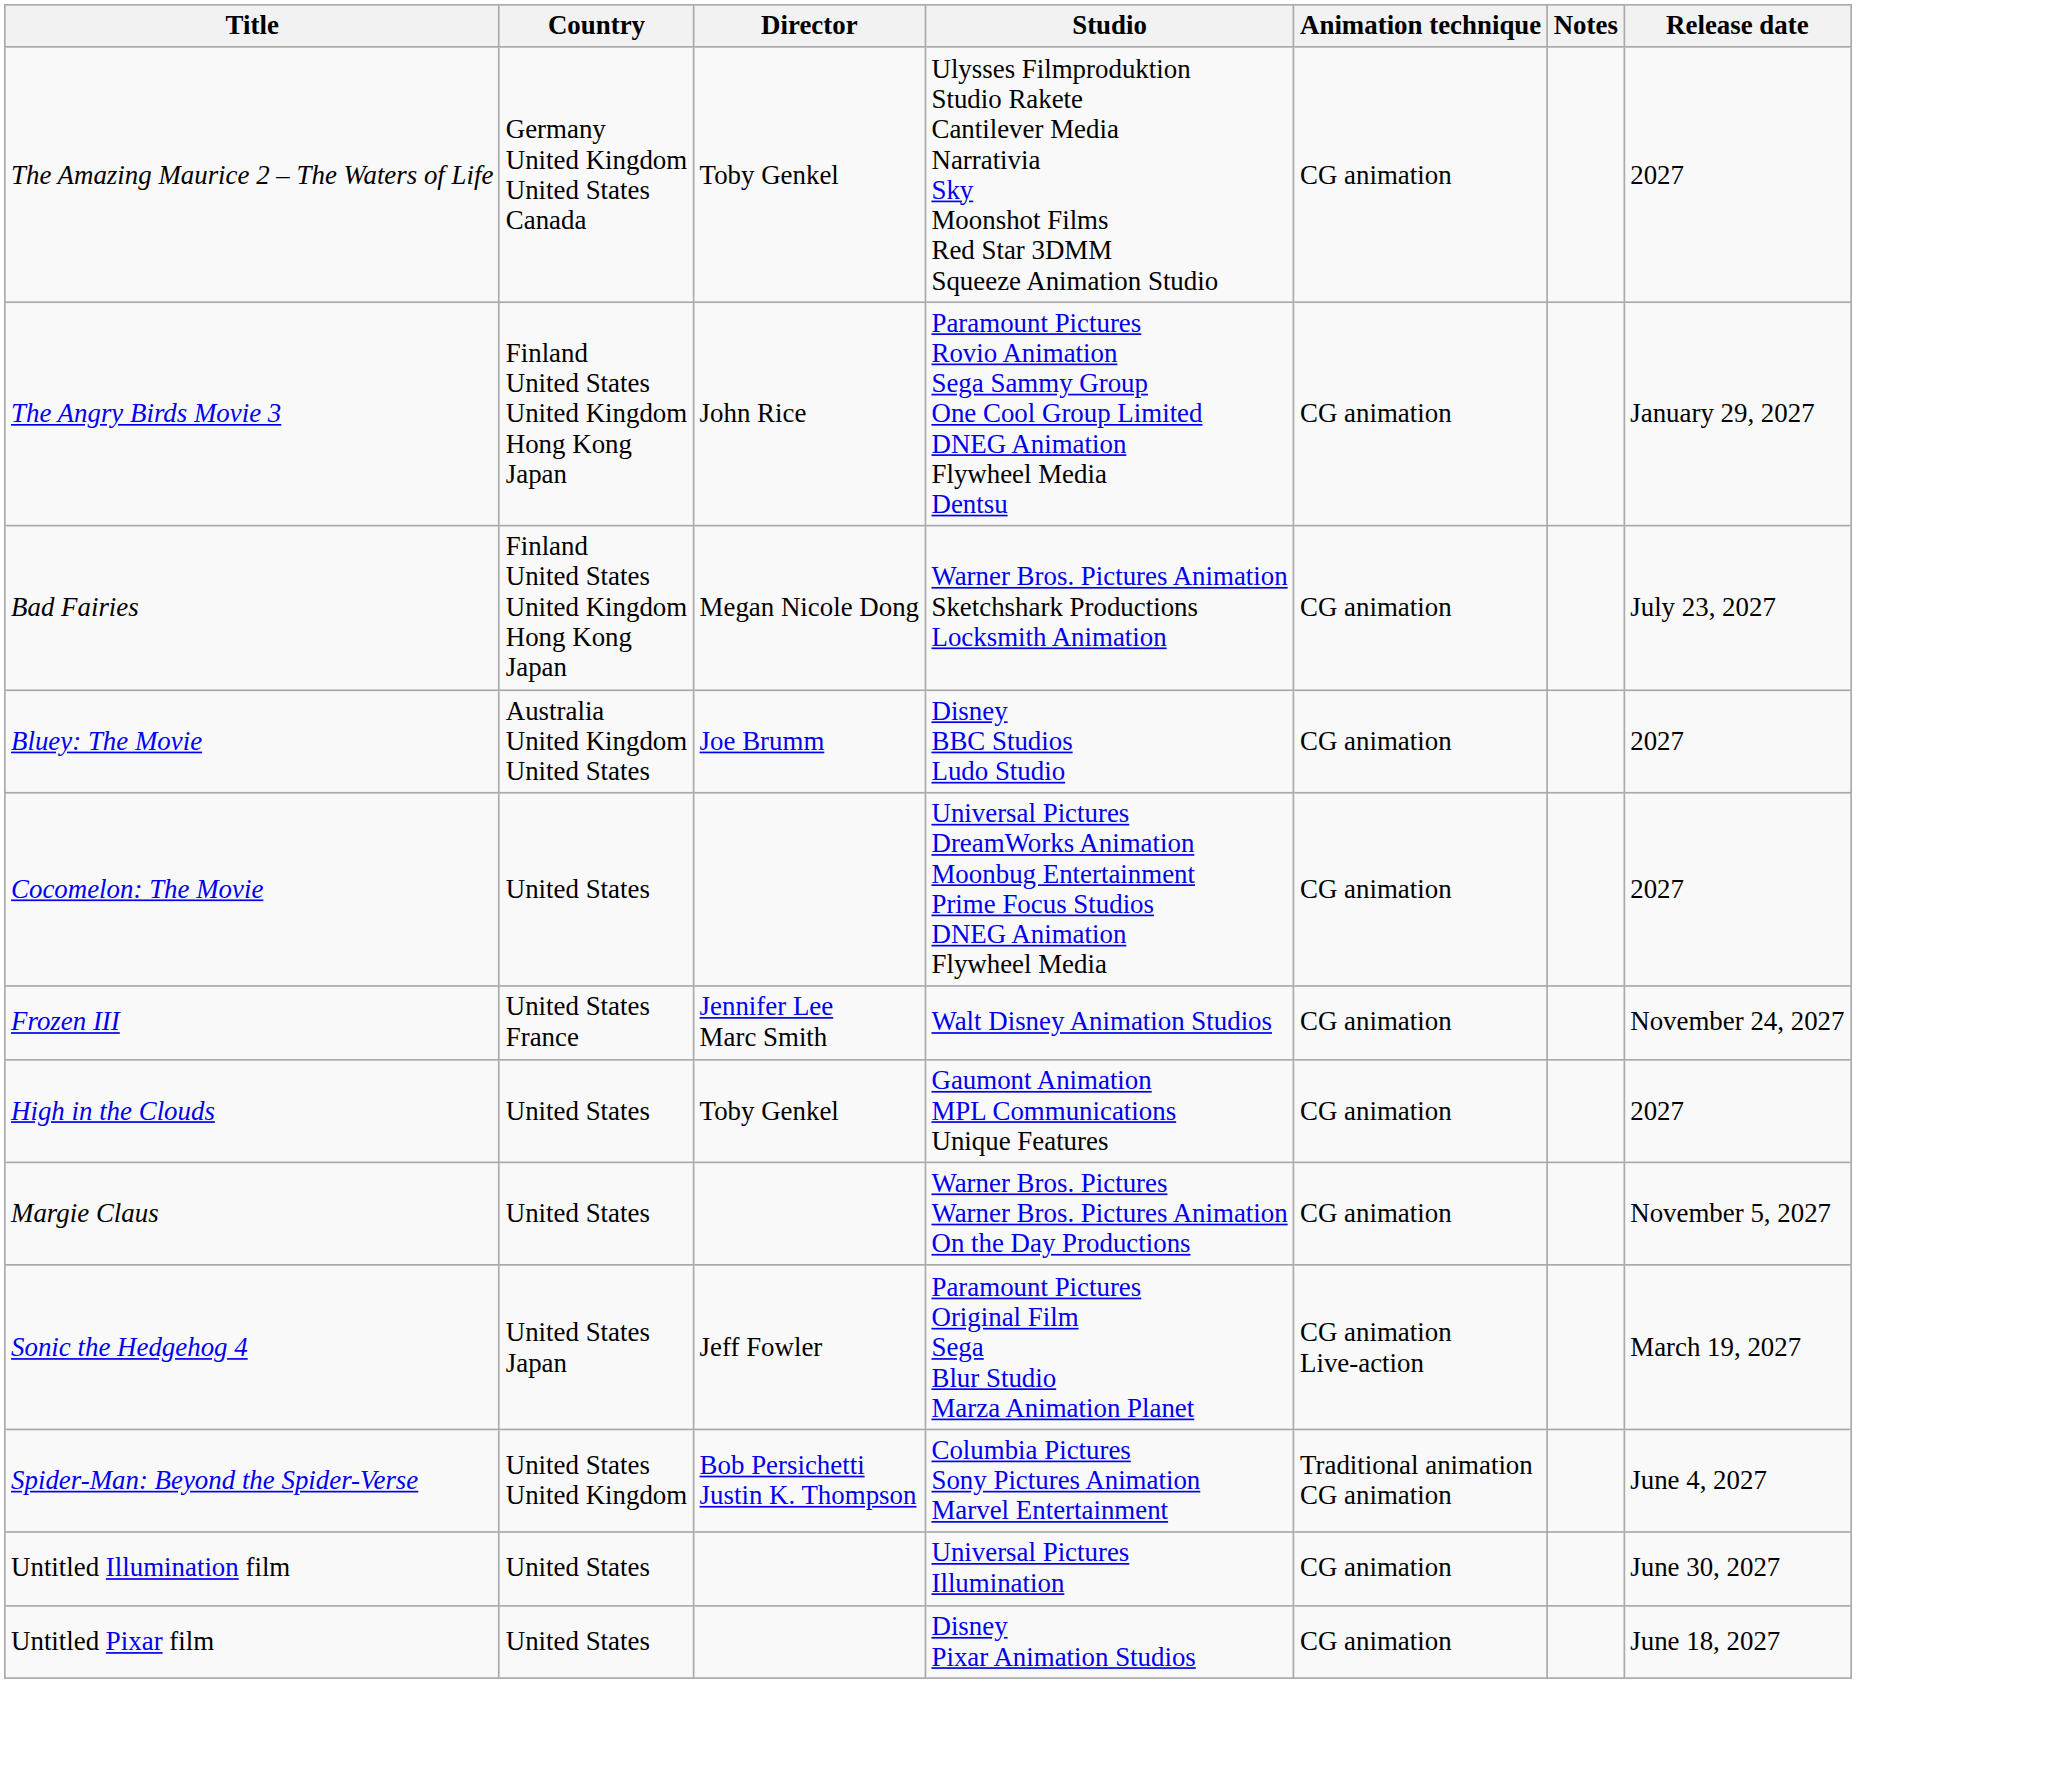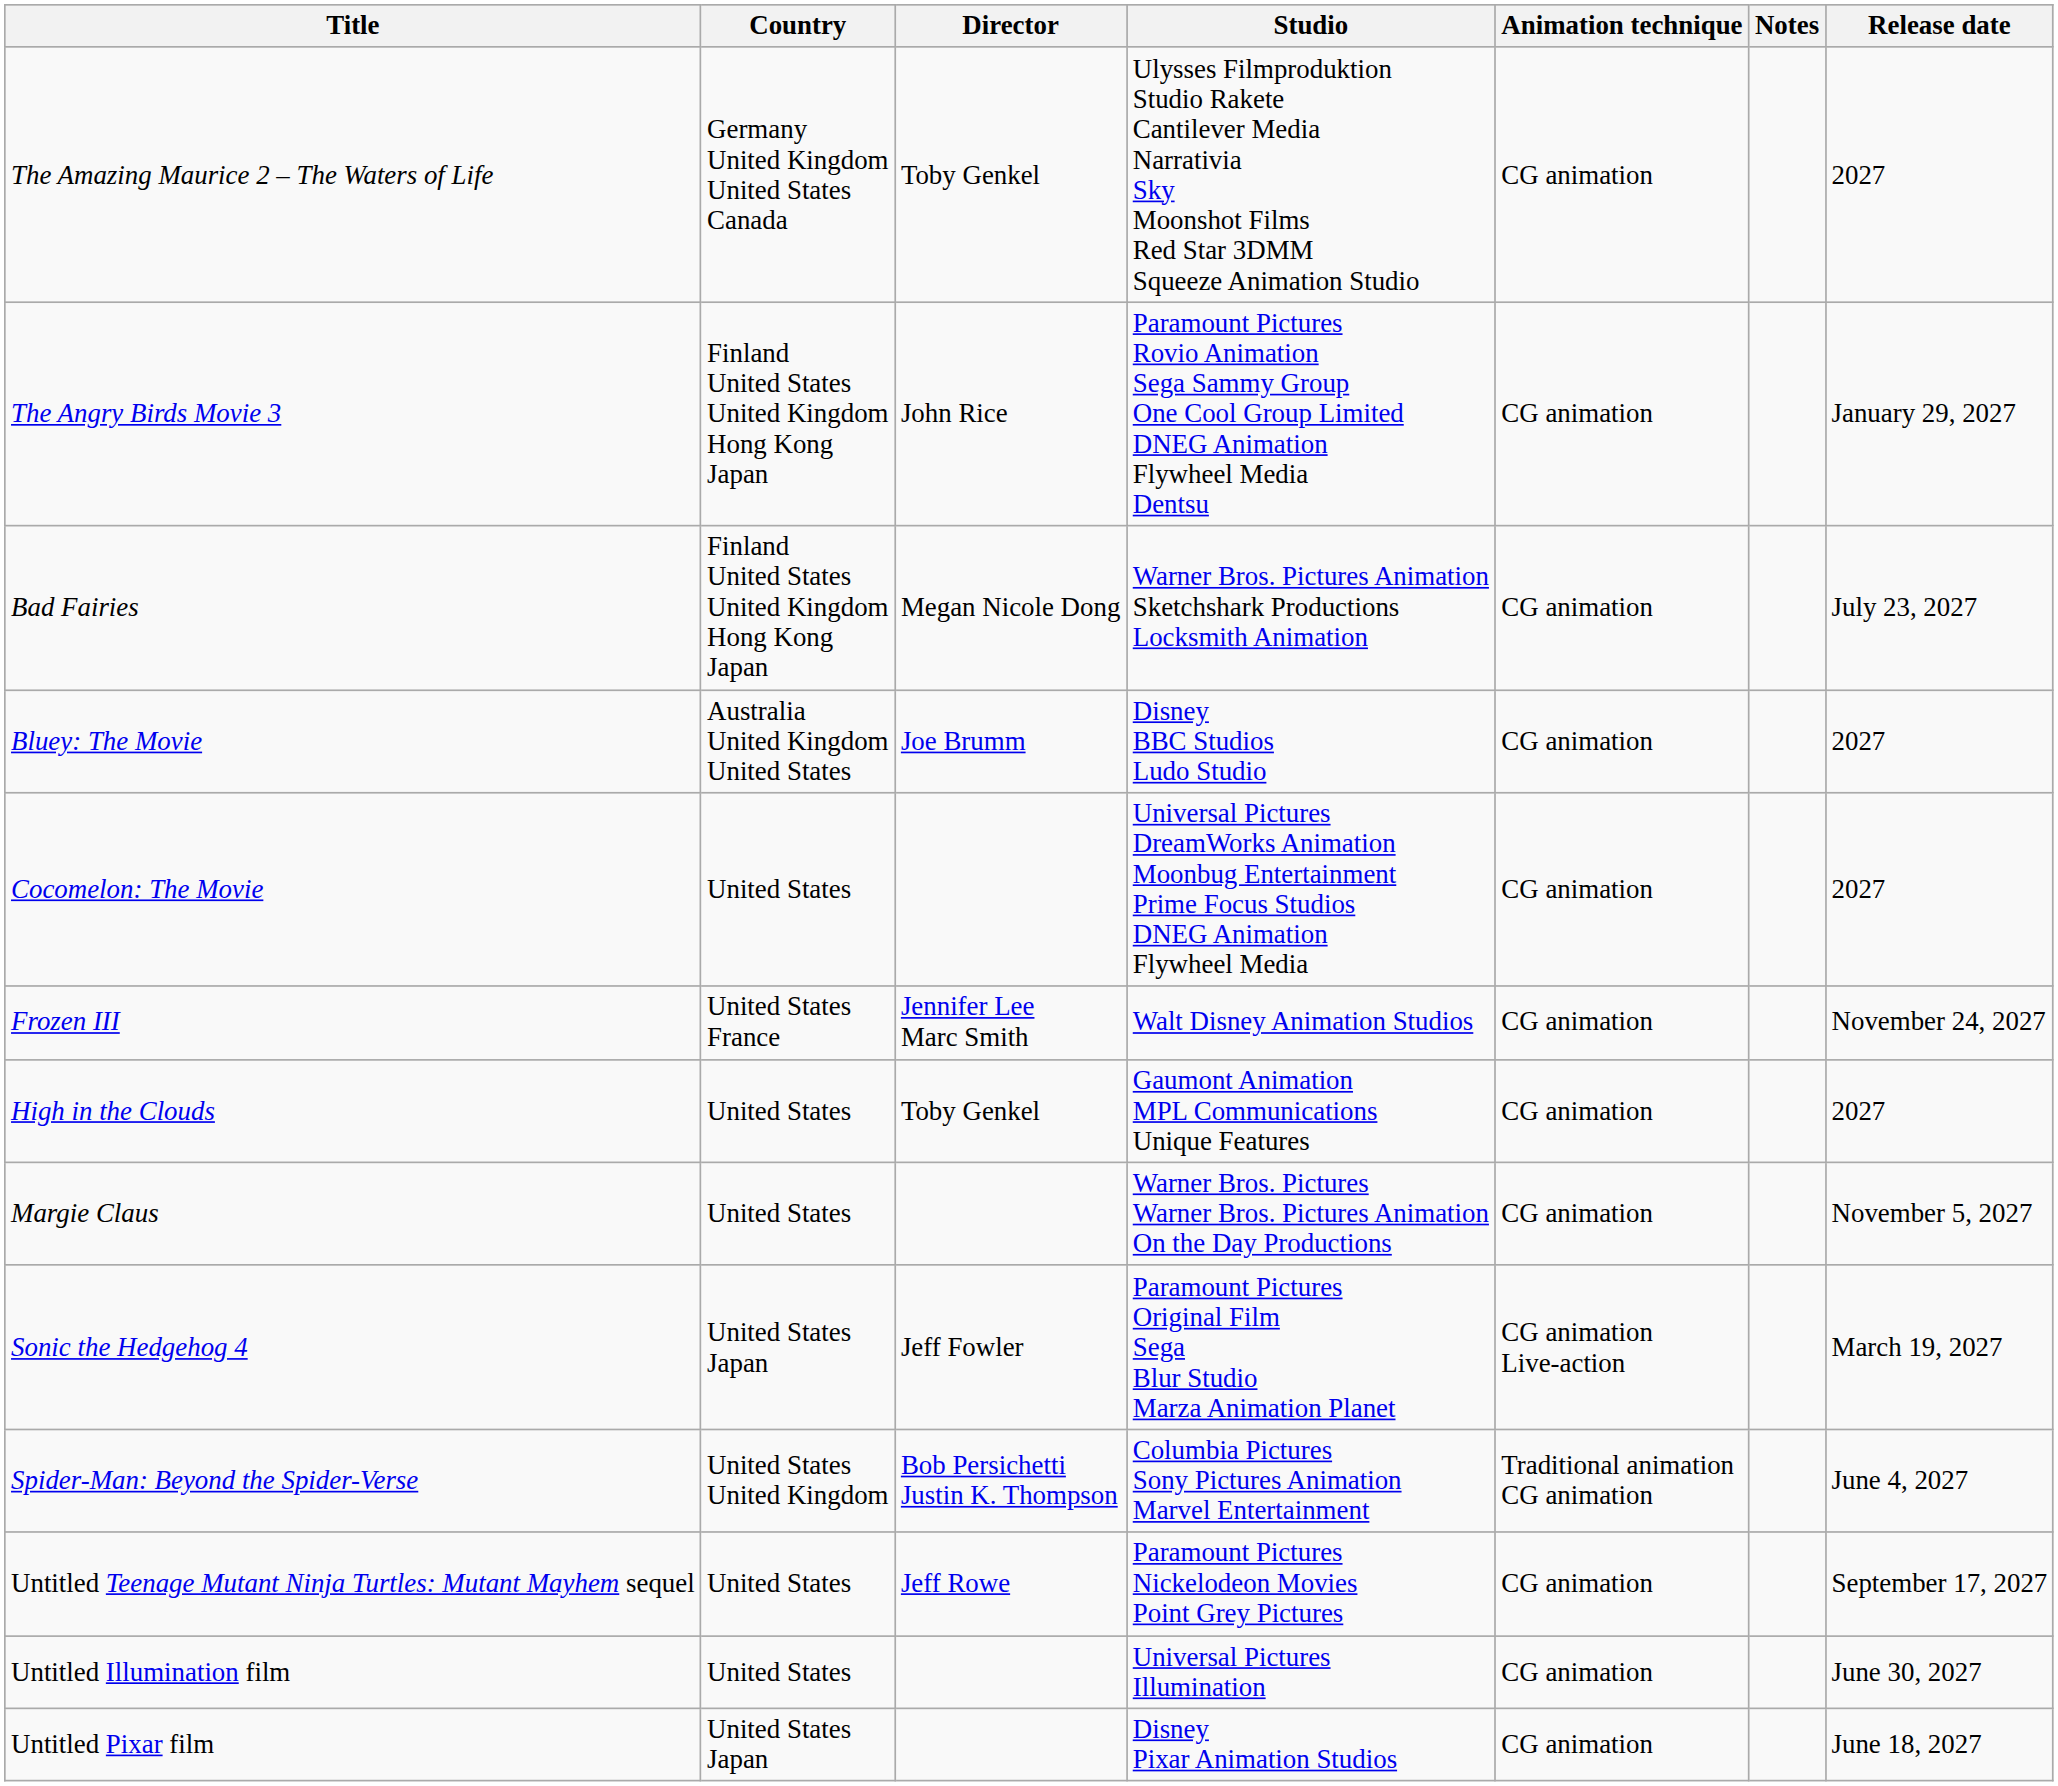+ row: (353, 1583)
(578, 1641) United States -> (779, 1744) United States Japan
